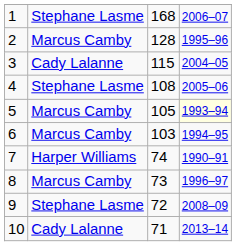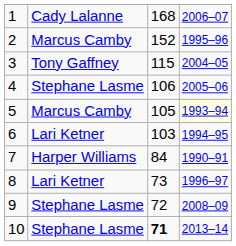(88, 16) Stephane Lasme -> (77, 16) Cady Lalanne
(163, 39) 128 -> (163, 39) 152
(77, 63) Cady Lalanne -> (75, 63) Tony Gaffney
(163, 87) 108 -> (163, 87) 106
(81, 134) Marcus Camby -> (68, 134) Lari Ketner
(159, 157) 74 -> (159, 157) 84
(81, 181) Marcus Camby -> (68, 181) Lari Ketner
(77, 228) Cady Lalanne -> (88, 228) Stephane Lasme
(159, 228) normal -> (159, 228) bold
